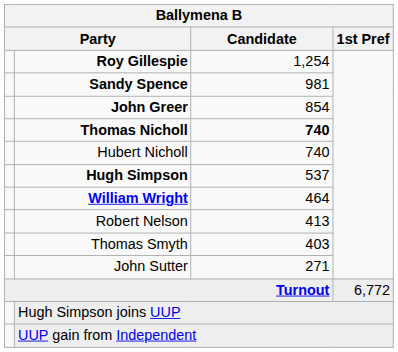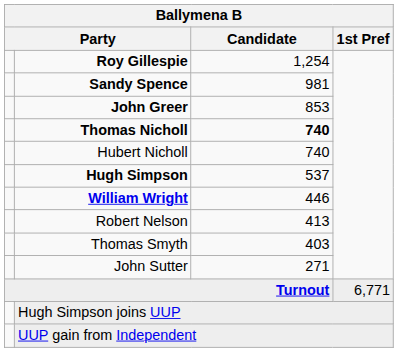(317, 107) 854 -> (317, 107) 853
(317, 198) 464 -> (317, 198) 446
(372, 289) 6,772 -> (372, 289) 6,771
